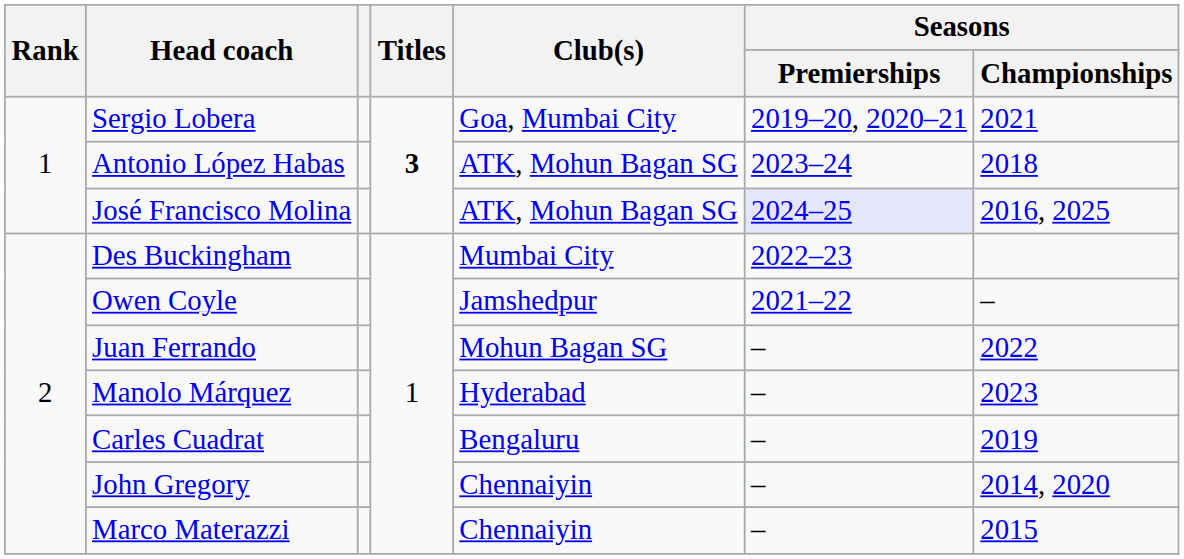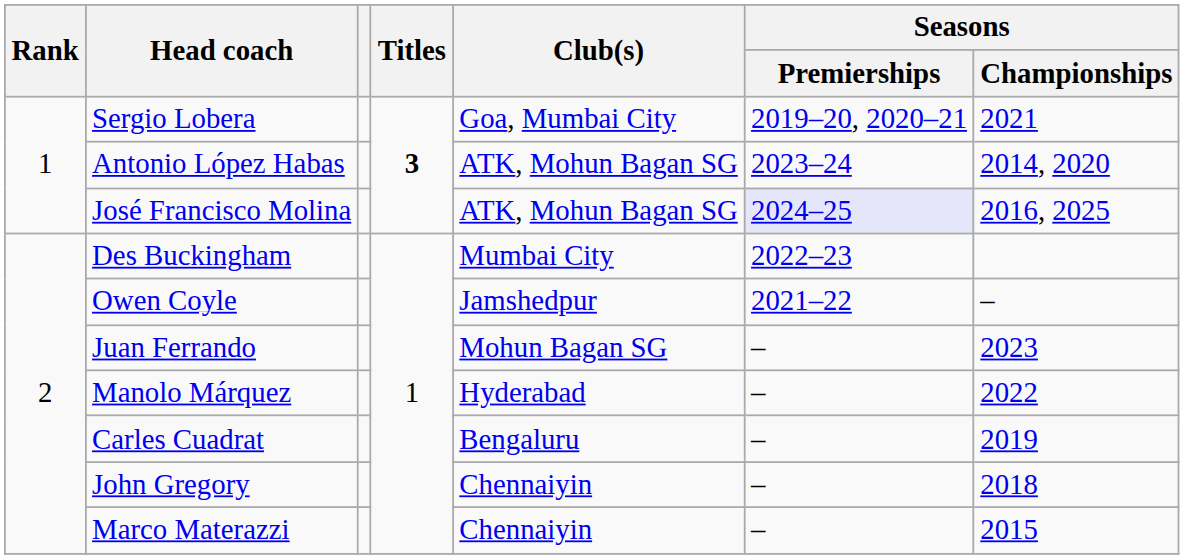(1009, 164) 2018 -> (1045, 164) 2014, 2020
(1009, 347) 2022 -> (1009, 347) 2023
(1009, 392) 2023 -> (1009, 392) 2022
(1045, 484) 2014, 2020 -> (1009, 484) 2018
